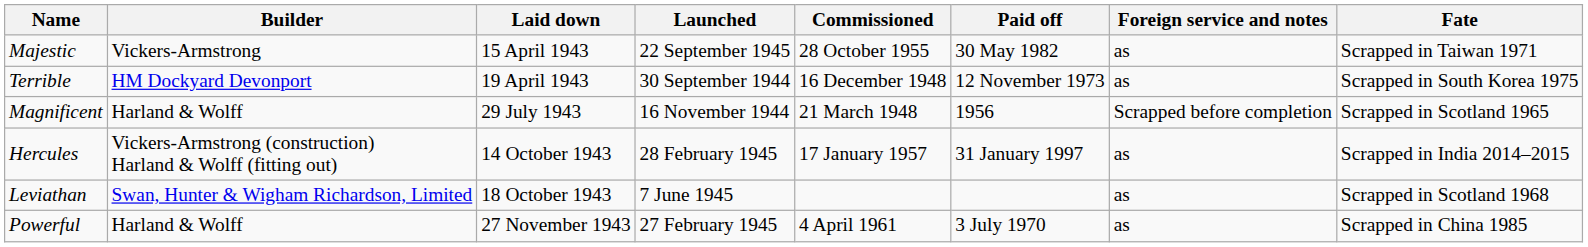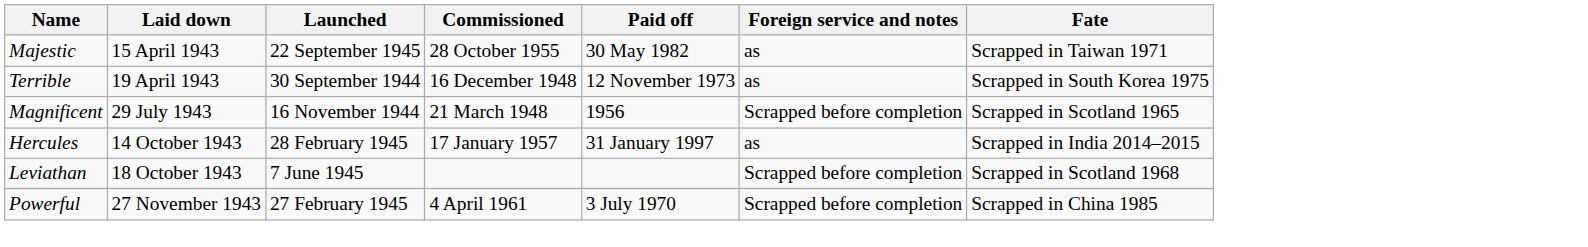- column: (292, 19)
(1122, 195) as -> (853, 173) Scrapped before completion
(1122, 225) as -> (853, 204) Scrapped before completion
